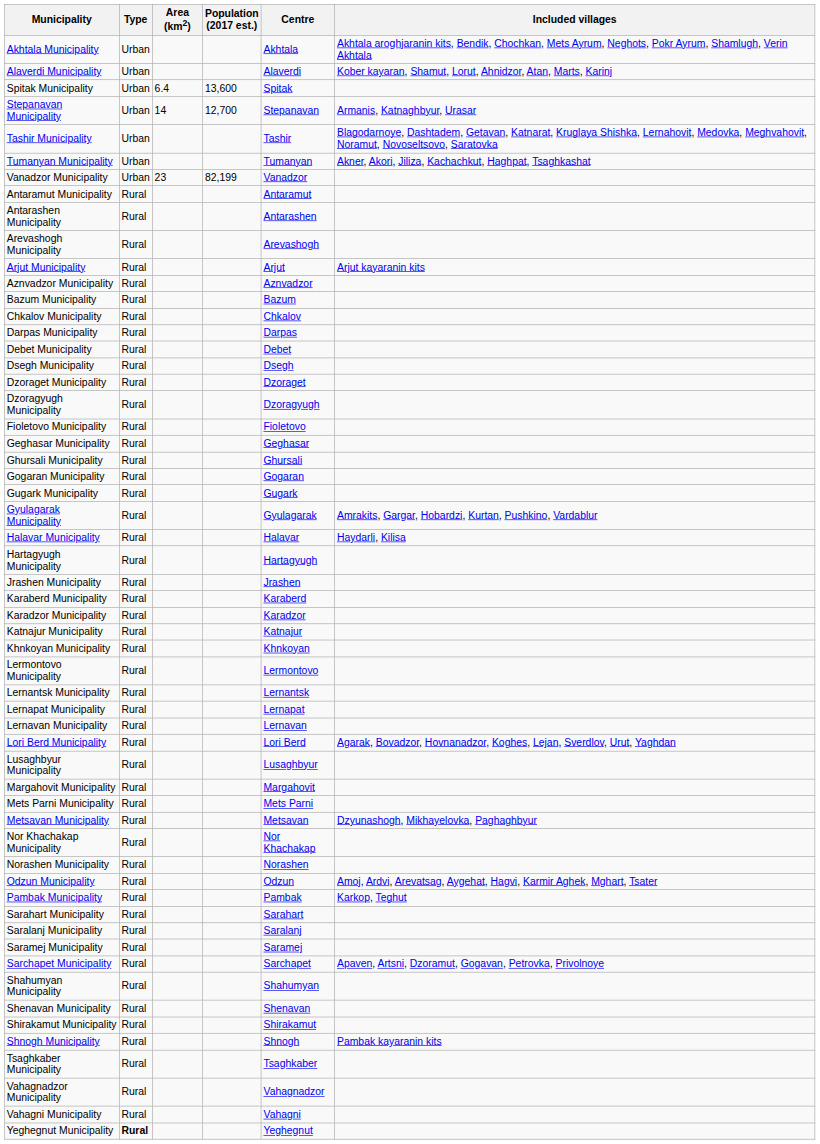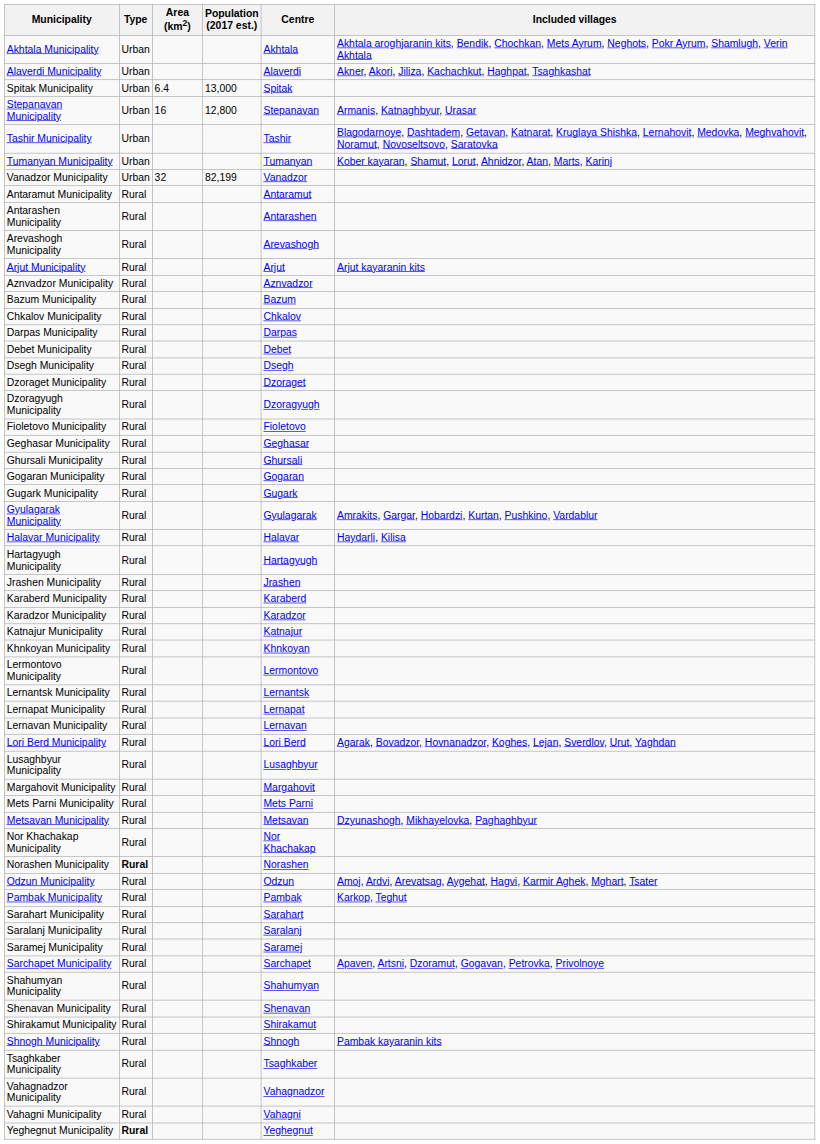(475, 71) Kober kayaran, Shamut, Lorut, Ahnidzor, Atan, Marts, Karinj -> (464, 71) Akner, Akori, Jiliza, Kachachkut, Haghpat, Tsaghkashat
(221, 88) 13,600 -> (221, 88) 13,000
(160, 110) 14 -> (160, 110) 16
(221, 110) 12,700 -> (221, 110) 12,800
(464, 161) Akner, Akori, Jiliza, Kachachkut, Haghpat, Tsaghkashat -> (475, 161) Kober kayaran, Shamut, Lorut, Ahnidzor, Atan, Marts, Karinj
(160, 177) 23 -> (160, 177) 32
(134, 865) normal -> (135, 865) bold
